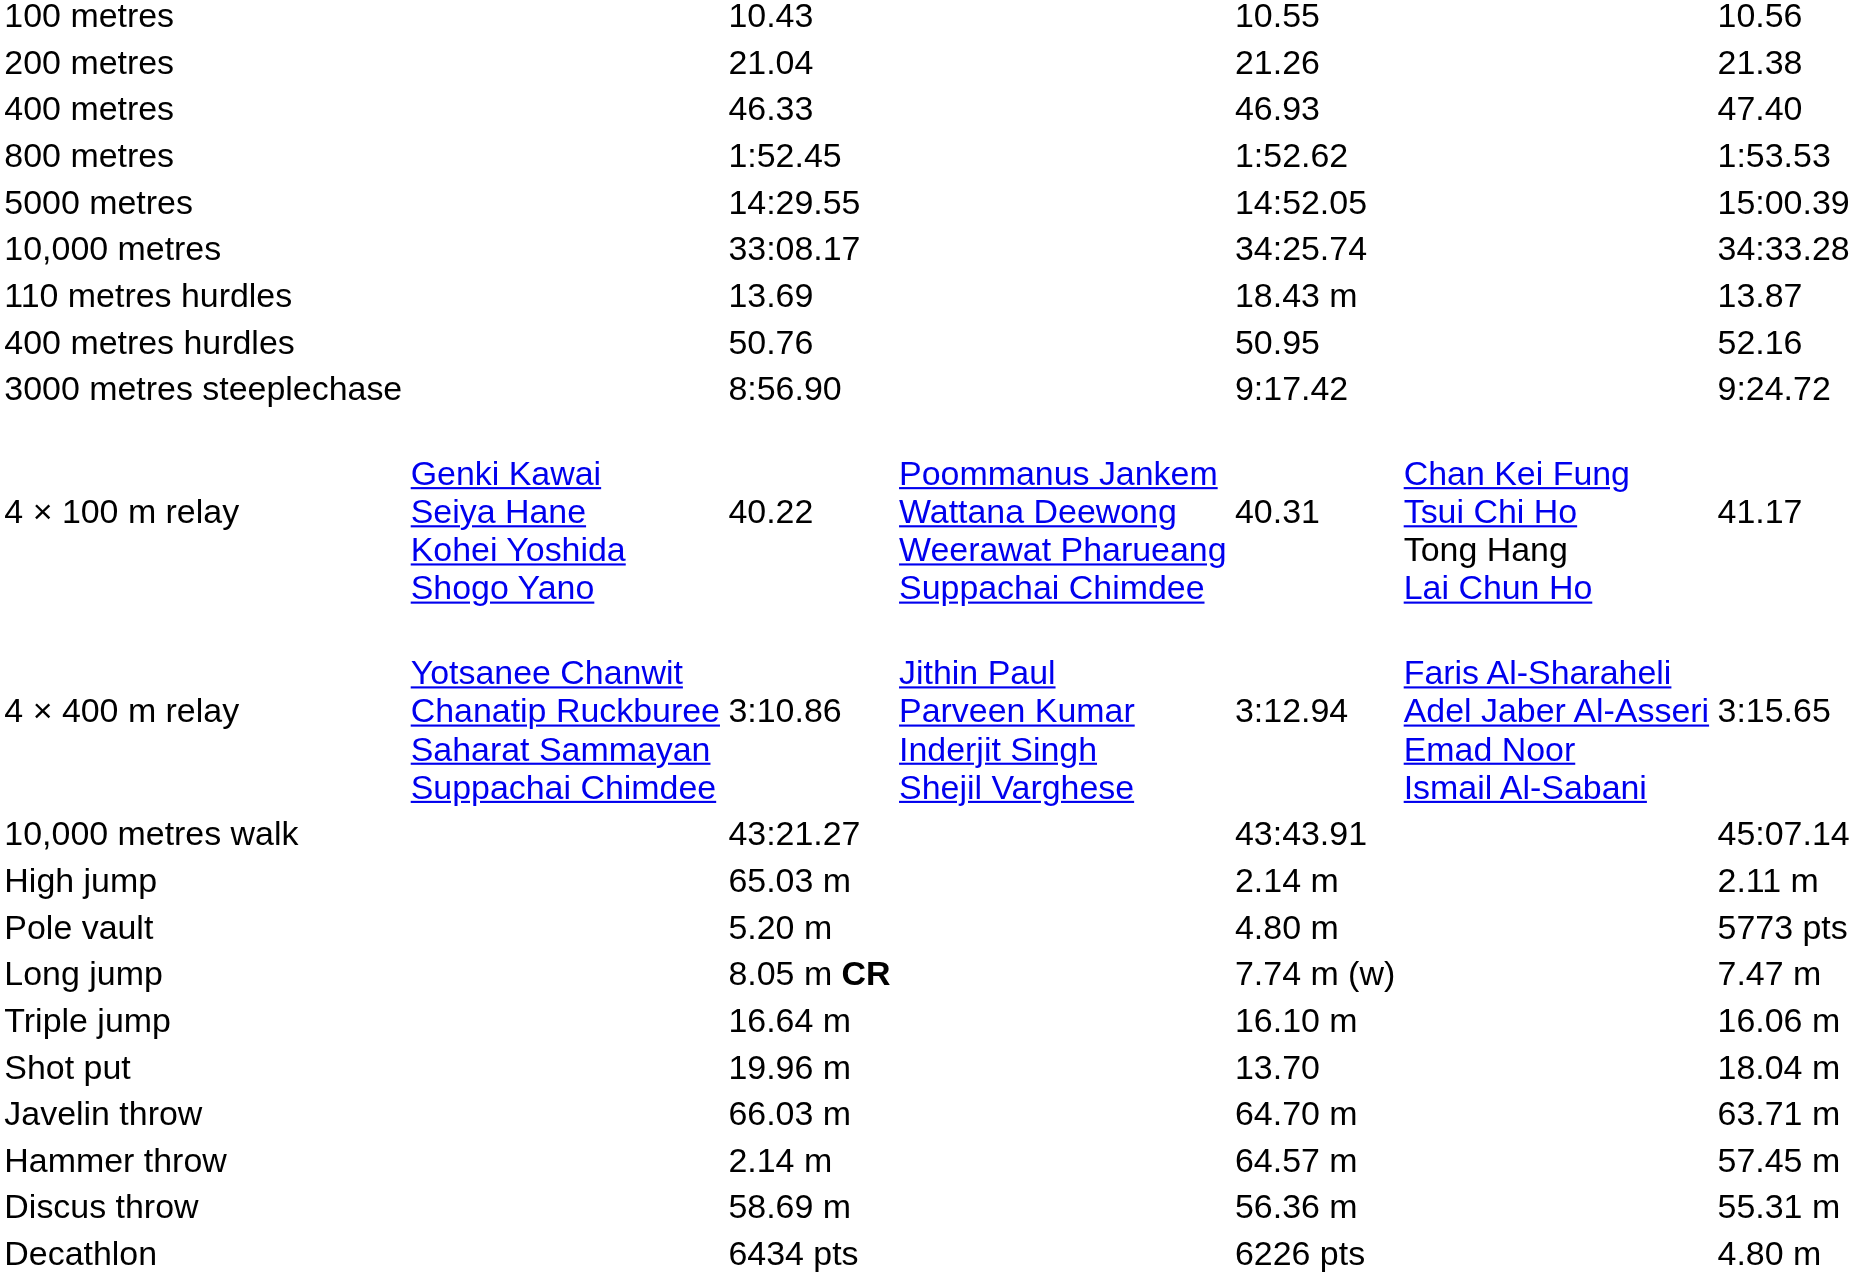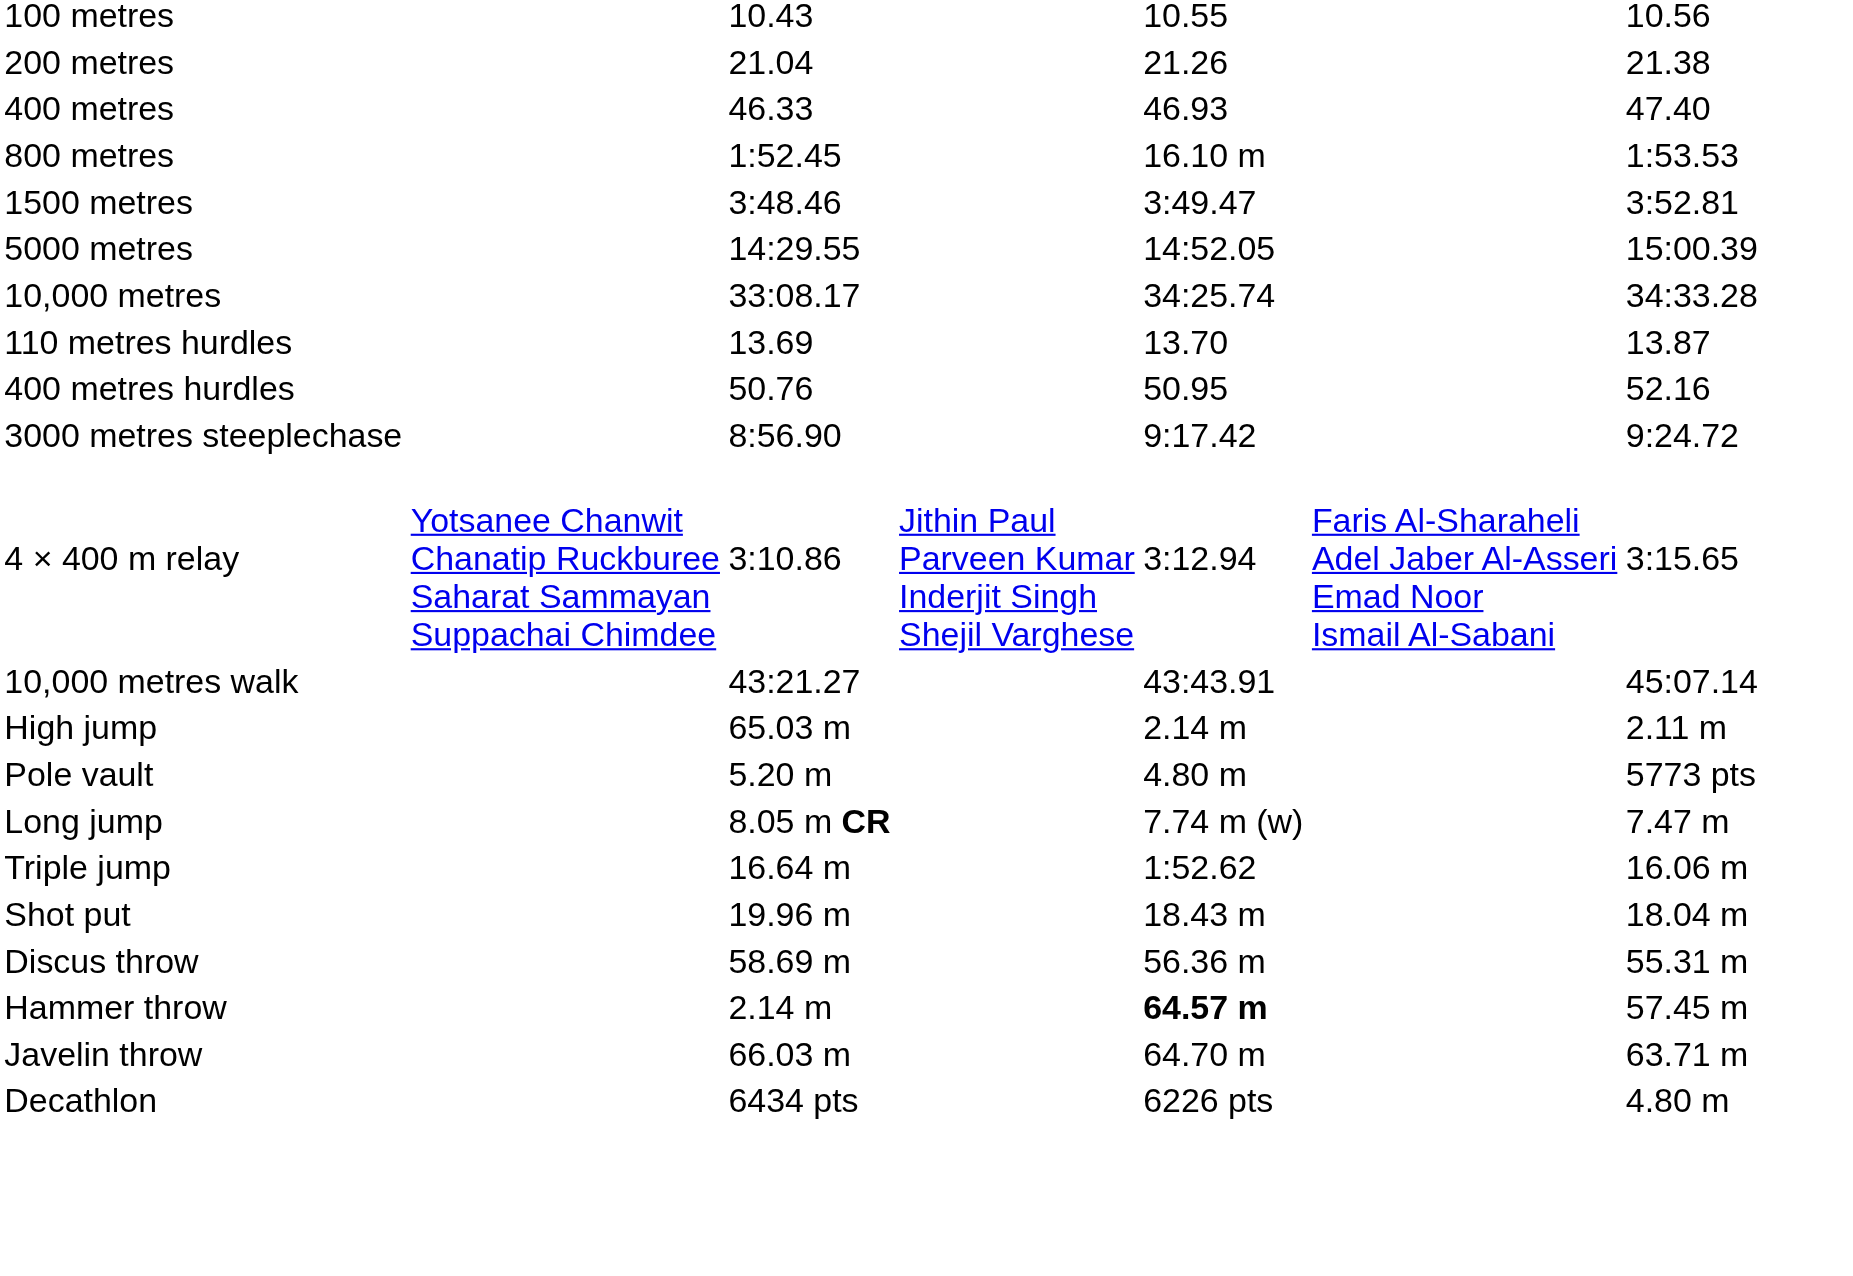(1292, 155) 1:52.62 -> (1204, 155) 16.10 m
+ row: (99, 202)
(1296, 295) 18.43 m -> (1186, 342) 13.70
- row: (122, 511)
(1296, 1020) 16.10 m -> (1200, 868) 1:52.62
(1277, 1067) 13.70 -> (1204, 914) 18.43 m
rows swapped: (101, 1207) <-> (103, 1114)
(1296, 1160) normal -> (1205, 1008) bold
